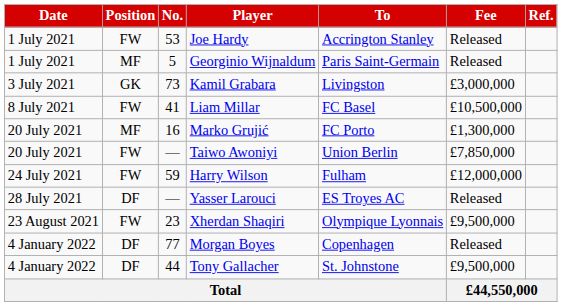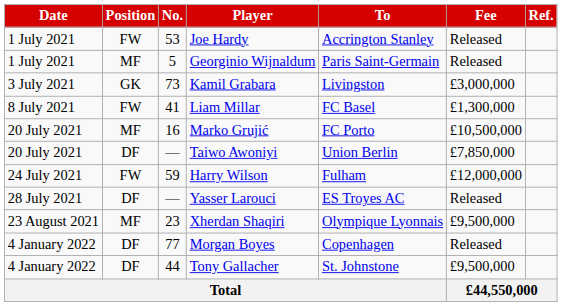(486, 107) £10,500,000 -> (482, 107) £1,300,000
(482, 130) £1,300,000 -> (486, 130) £10,500,000
(130, 152) FW -> (130, 152) DF
(130, 221) FW -> (130, 221) MF
